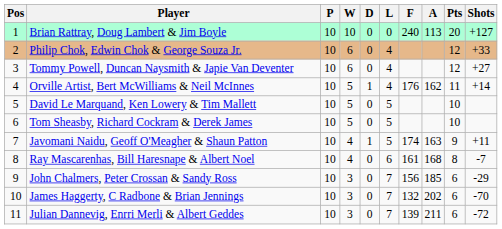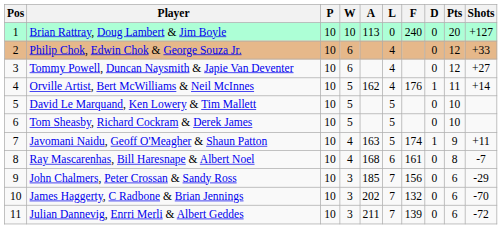columns swapped: (370, 13) <-> (433, 13)
